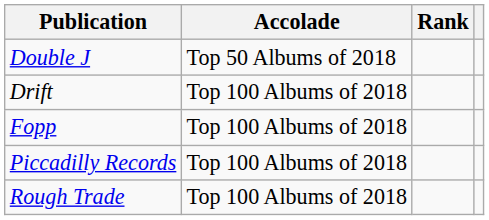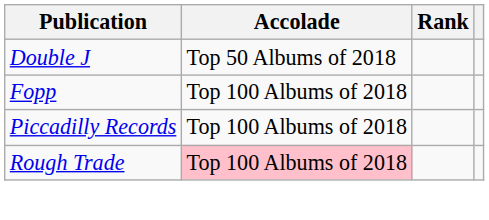- row: (31, 92)
(297, 197) no background -> (297, 162) pink background
